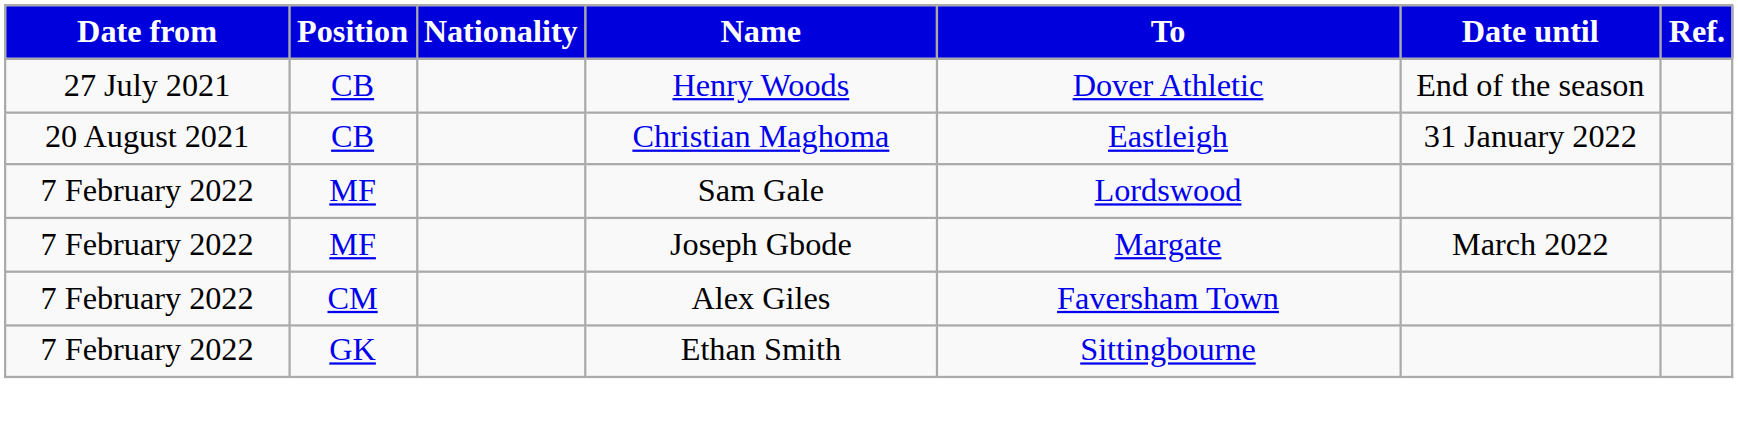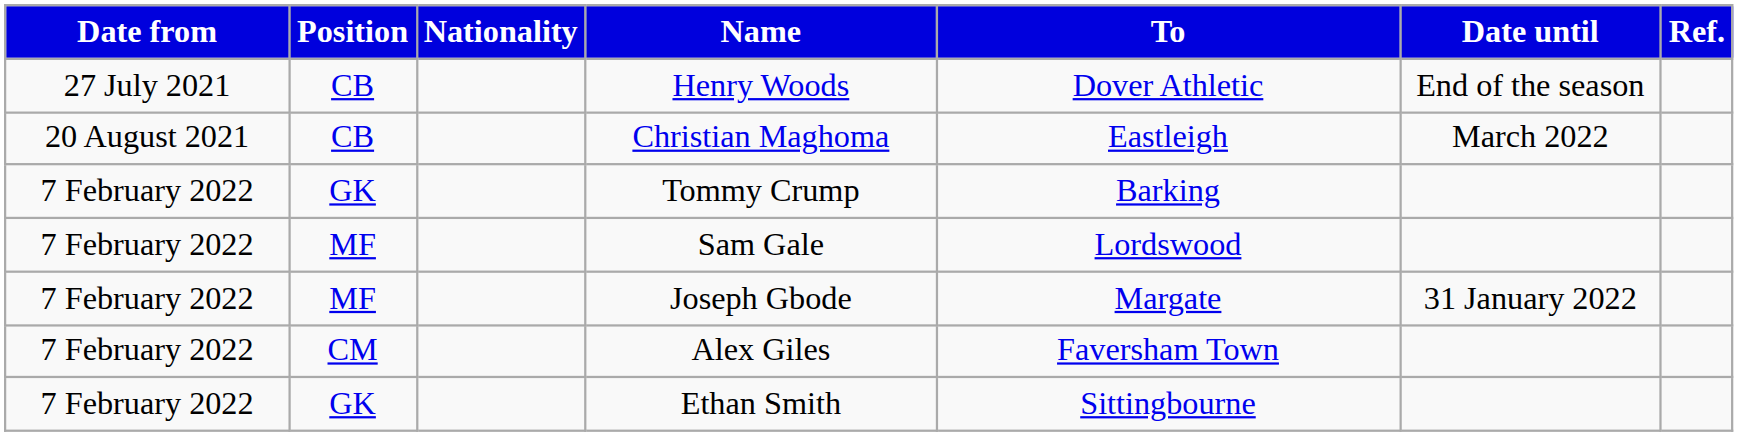(1530, 137) 31 January 2022 -> (1530, 137) March 2022
+ row: (761, 191)
(1530, 244) March 2022 -> (1530, 297) 31 January 2022
